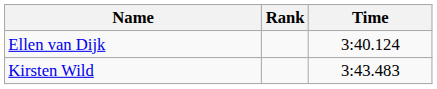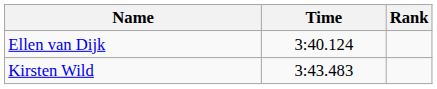columns swapped: (370, 17) <-> (285, 17)
